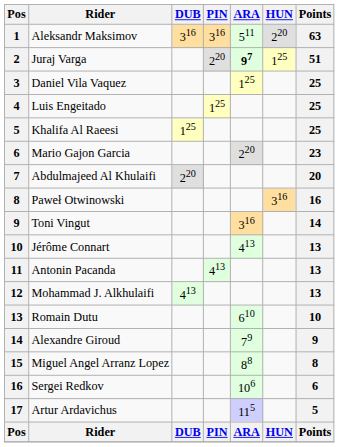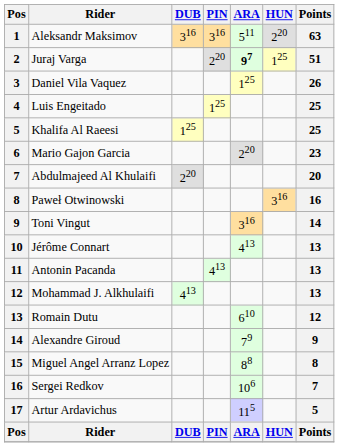(315, 82) 25 -> (315, 82) 26
(315, 316) 10 -> (315, 316) 12
(315, 386) 6 -> (315, 386) 7
